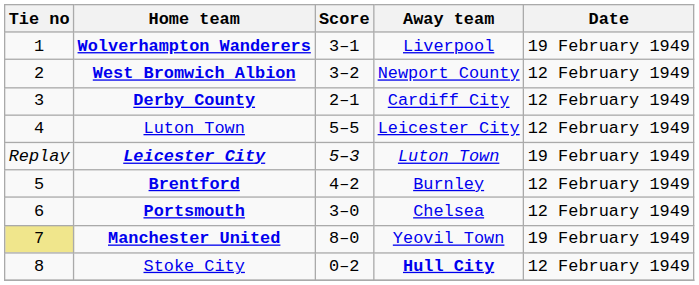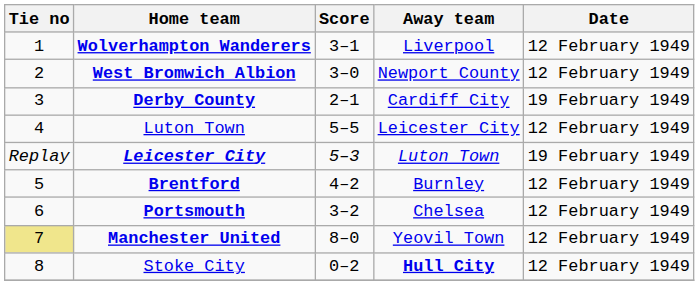(609, 46) 19 February 1949 -> (609, 46) 12 February 1949
(344, 74) 3–2 -> (344, 74) 3–0
(609, 101) 12 February 1949 -> (609, 101) 19 February 1949
(344, 211) 3–0 -> (344, 211) 3–2
(609, 239) 19 February 1949 -> (609, 239) 12 February 1949
